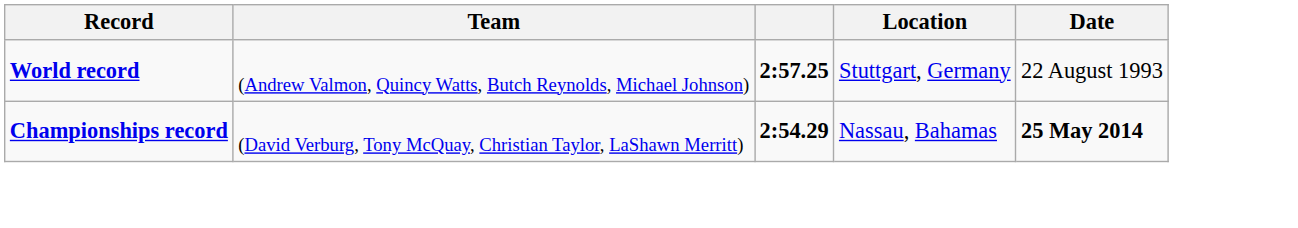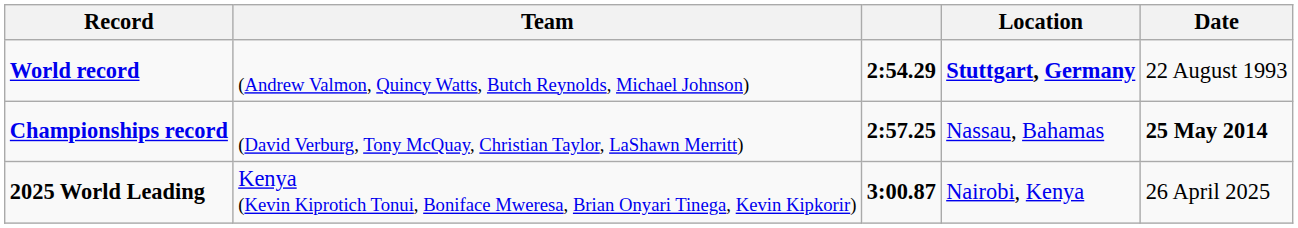(794, 70) 2:57.25 -> (901, 70) 2:54.29
(925, 70) normal -> (1041, 70) bold
(794, 131) 2:54.29 -> (901, 131) 2:57.25
+ row: (107, 191)
